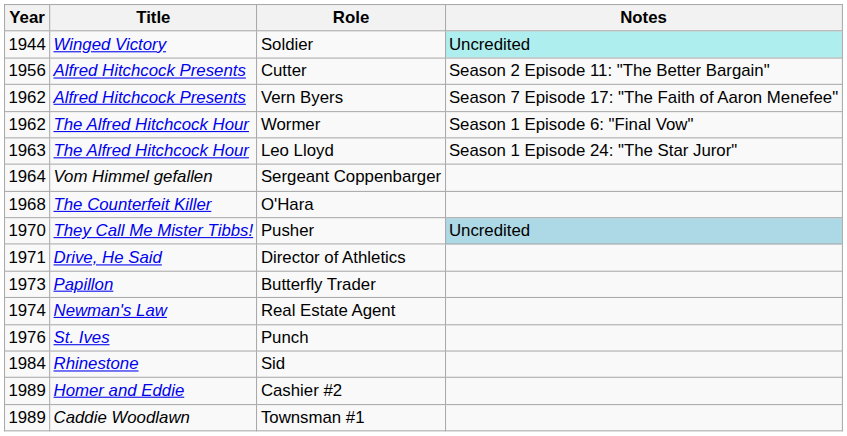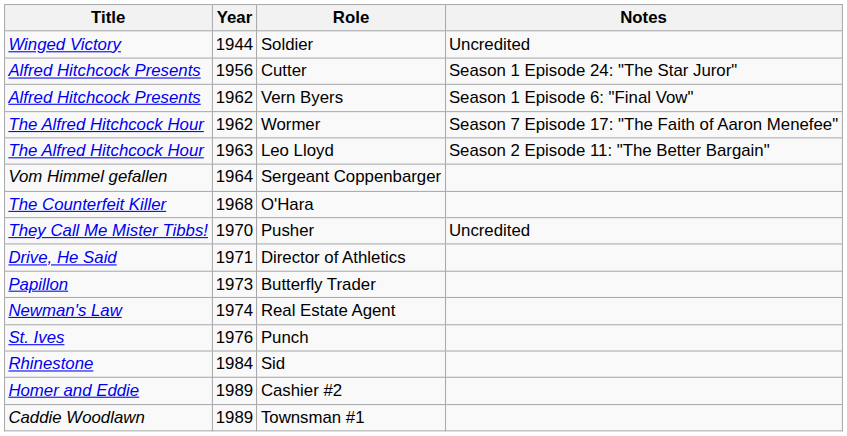columns swapped: (27, 17) <-> (153, 17)
(490, 44) paleturquoise background -> (490, 44) no background
(609, 71) Season 2 Episode 11: "The Better Bargain" -> (593, 71) Season 1 Episode 24: "The Star Juror"
(644, 97) Season 7 Episode 17: "The Faith of Aaron Menefee" -> (571, 97) Season 1 Episode 6: "Final Vow"
(571, 124) Season 1 Episode 6: "Final Vow" -> (644, 124) Season 7 Episode 17: "The Faith of Aaron Menefee"
(593, 151) Season 1 Episode 24: "The Star Juror" -> (609, 151) Season 2 Episode 11: "The Better Bargain"
(490, 230) lightblue background -> (490, 230) no background
